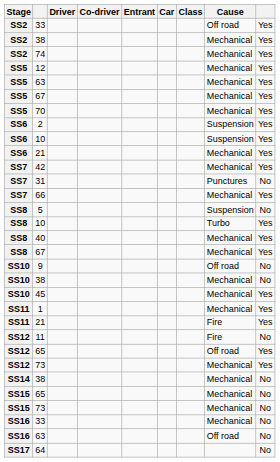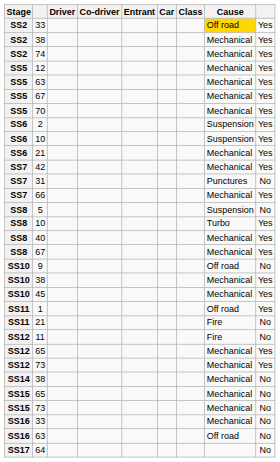(223, 25) no background -> (223, 25) gold background
(265, 280) No -> (265, 280) Yes
(229, 308) Mechanical -> (223, 308) Off road
(265, 322) Yes -> (265, 322) No
(223, 351) Off road -> (229, 351) Mechanical
